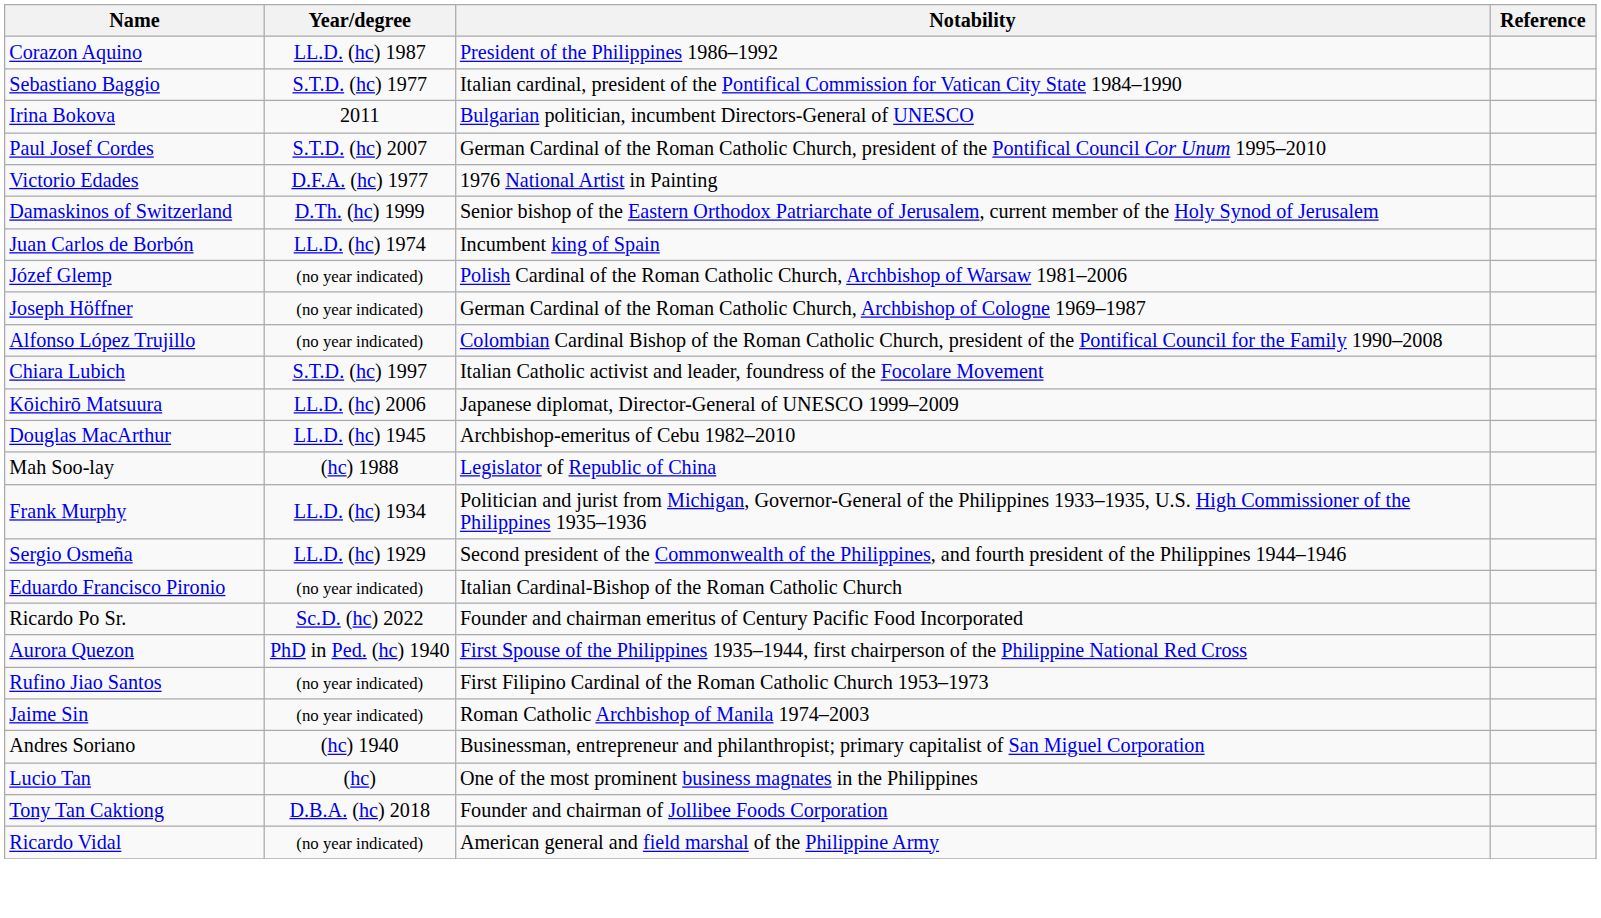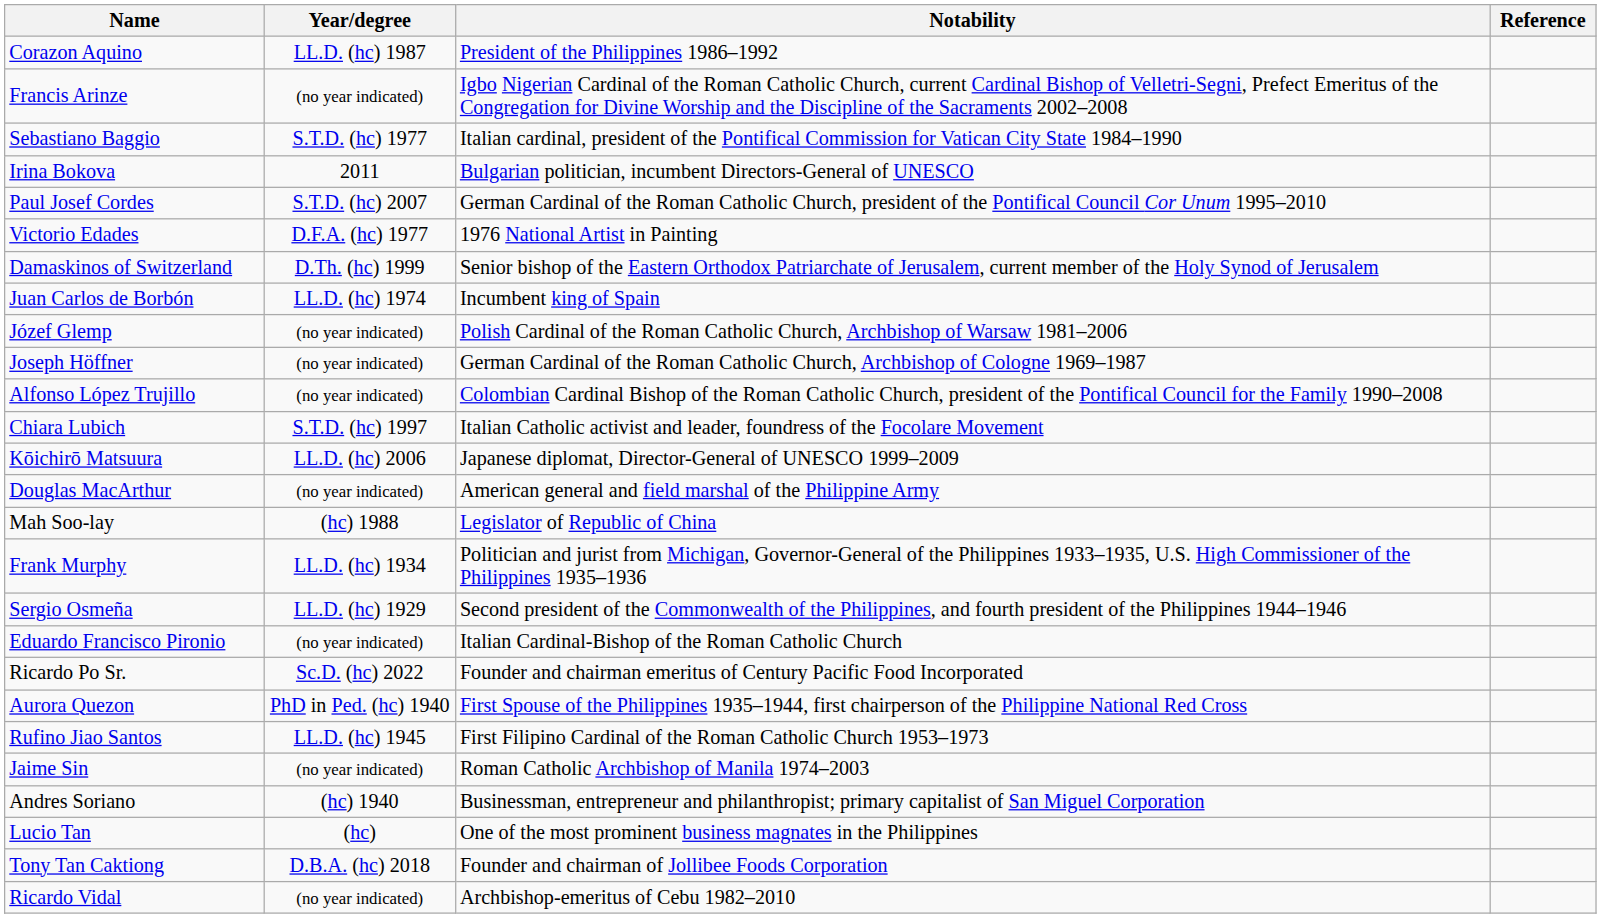+ row: (68, 95)
(360, 436) LL.D. (hc) 1945 -> (360, 492) (no year indicated)
(628, 436) Archbishop-emeritus of Cebu 1982–2010 -> (700, 490) American general and field marshal of the Philippine Army
(360, 683) (no year indicated) -> (360, 737) LL.D. (hc) 1945
(700, 842) American general and field marshal of the Philippine Army -> (628, 897) Archbishop-emeritus of Cebu 1982–2010
